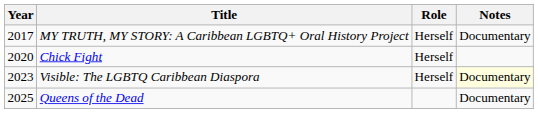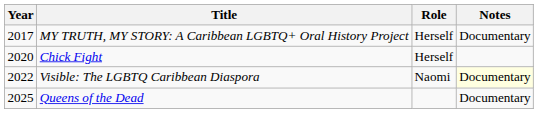(21, 77) 2023 -> (21, 77) 2022
(434, 77) Herself -> (432, 77) Naomi
